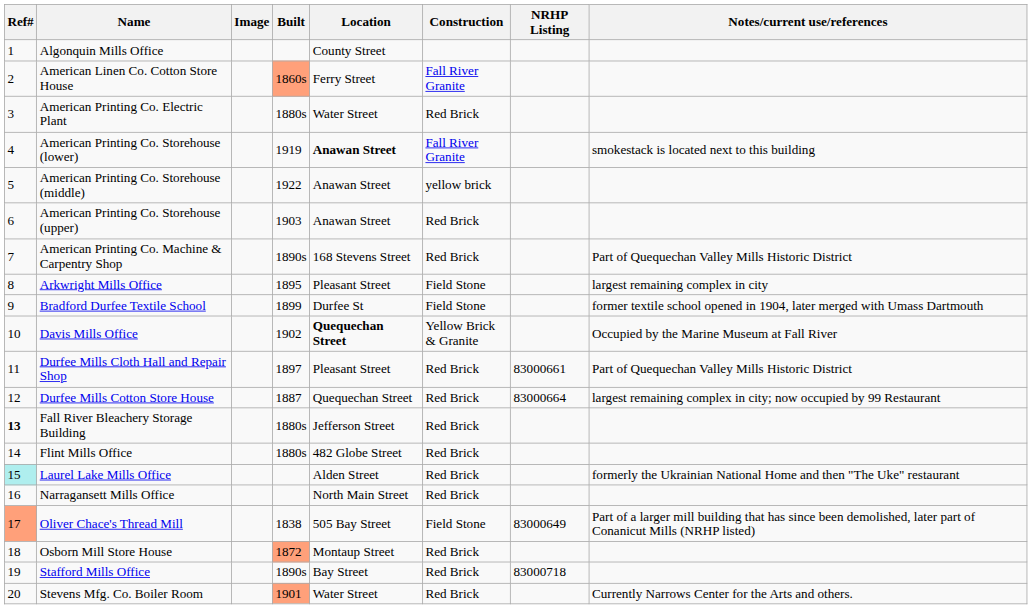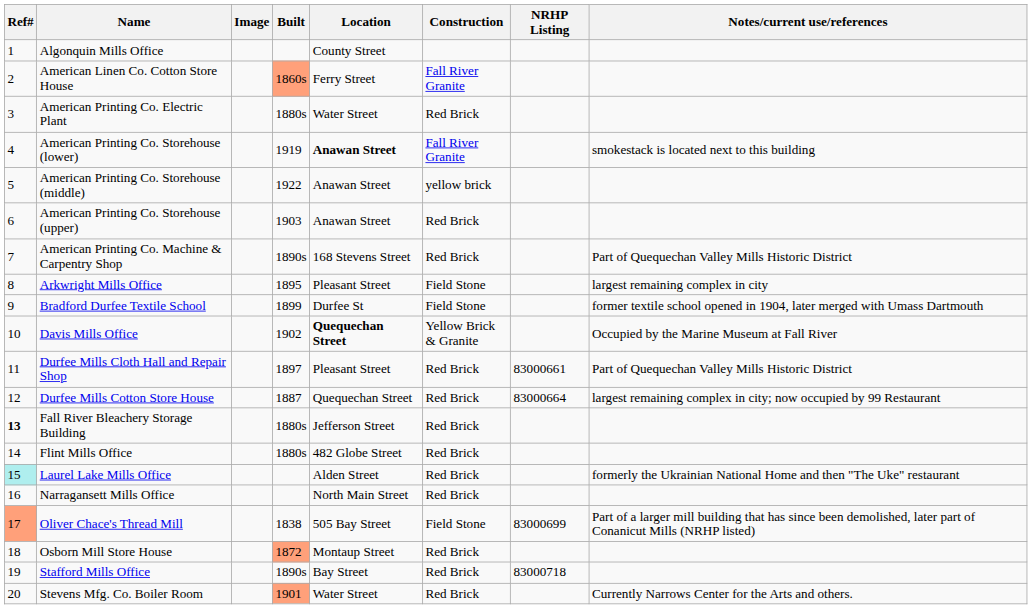(540, 523) 83000649 -> (540, 523) 83000699
